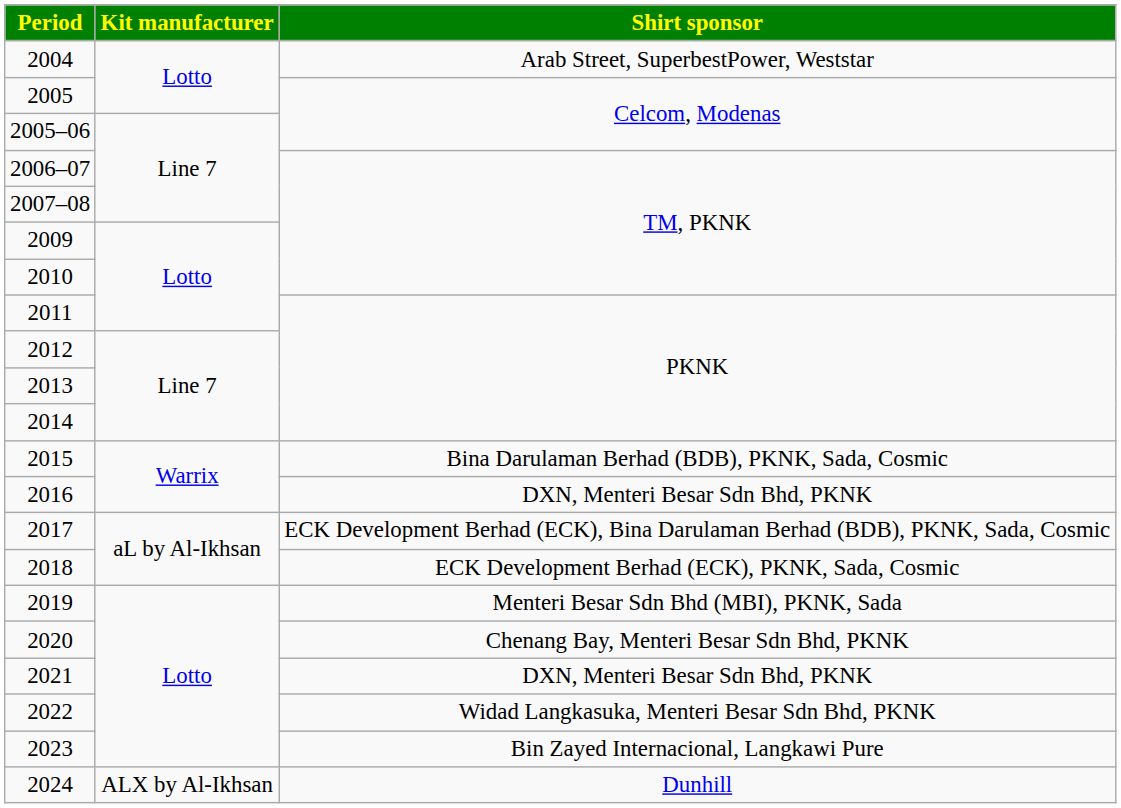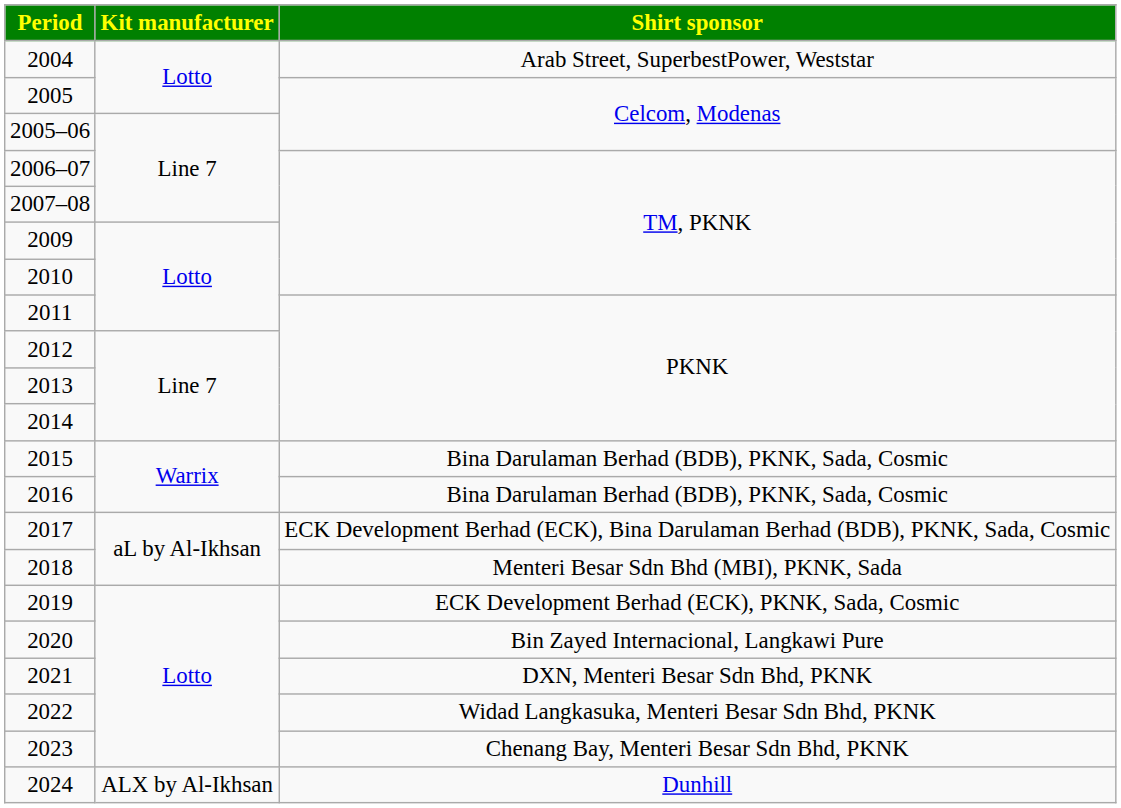(697, 494) DXN, Menteri Besar Sdn Bhd, PKNK -> (697, 494) Bina Darulaman Berhad (BDB), PKNK, Sada, Cosmic
(697, 566) ECK Development Berhad (ECK), PKNK, Sada, Cosmic -> (697, 566) Menteri Besar Sdn Bhd (MBI), PKNK, Sada
(697, 603) Menteri Besar Sdn Bhd (MBI), PKNK, Sada -> (697, 603) ECK Development Berhad (ECK), PKNK, Sada, Cosmic
(697, 639) Chenang Bay, Menteri Besar Sdn Bhd, PKNK -> (697, 639) Bin Zayed Internacional, Langkawi Pure
(697, 748) Bin Zayed Internacional, Langkawi Pure -> (697, 748) Chenang Bay, Menteri Besar Sdn Bhd, PKNK
